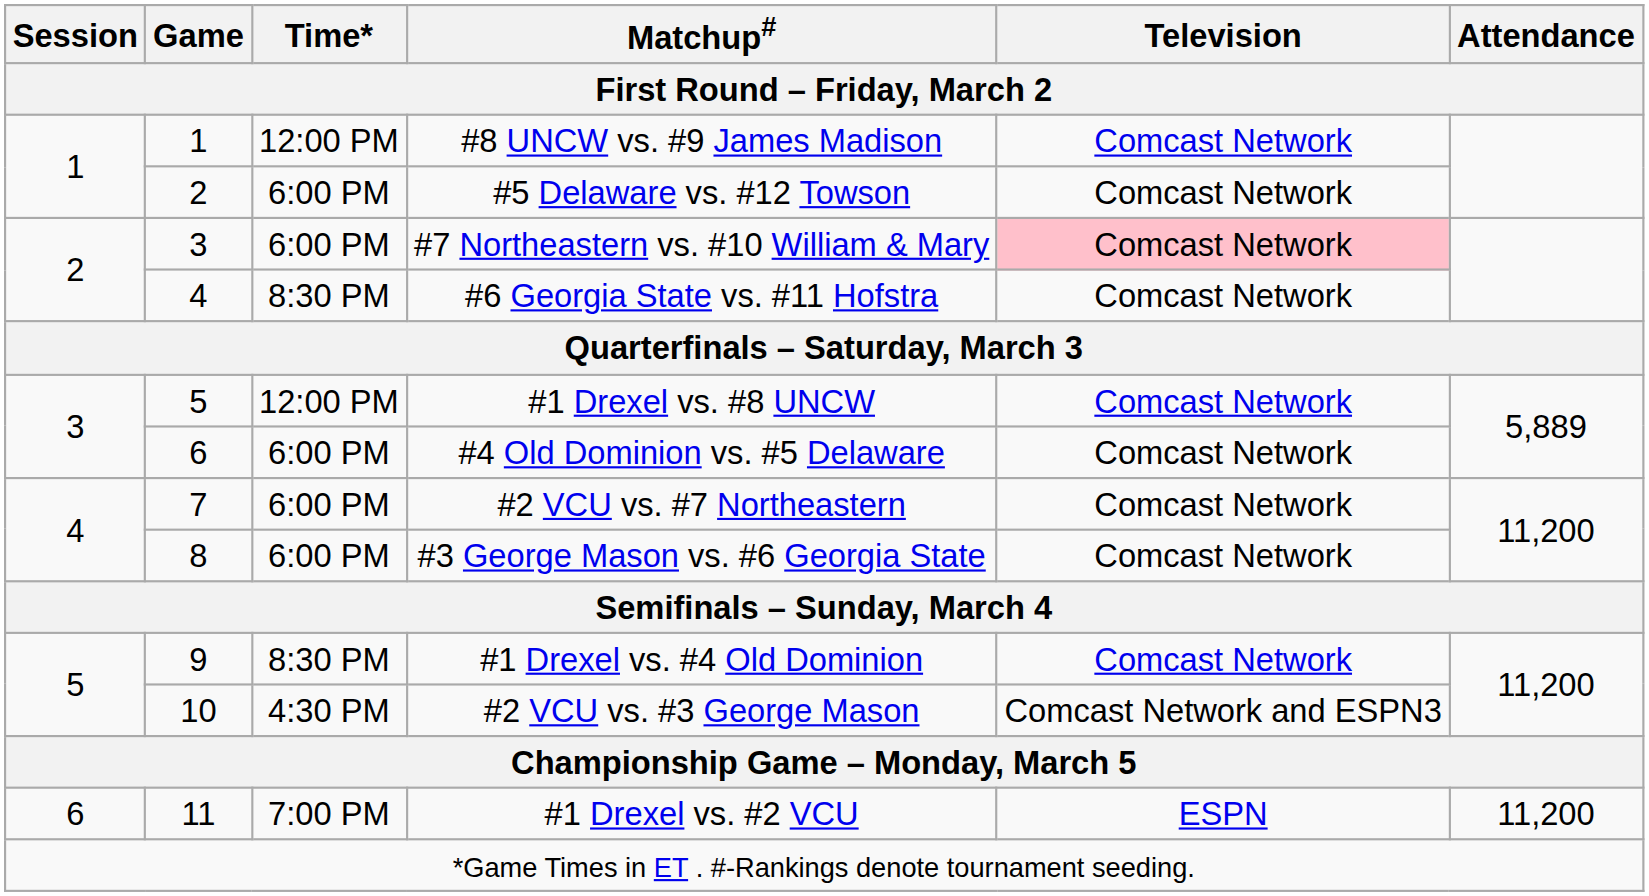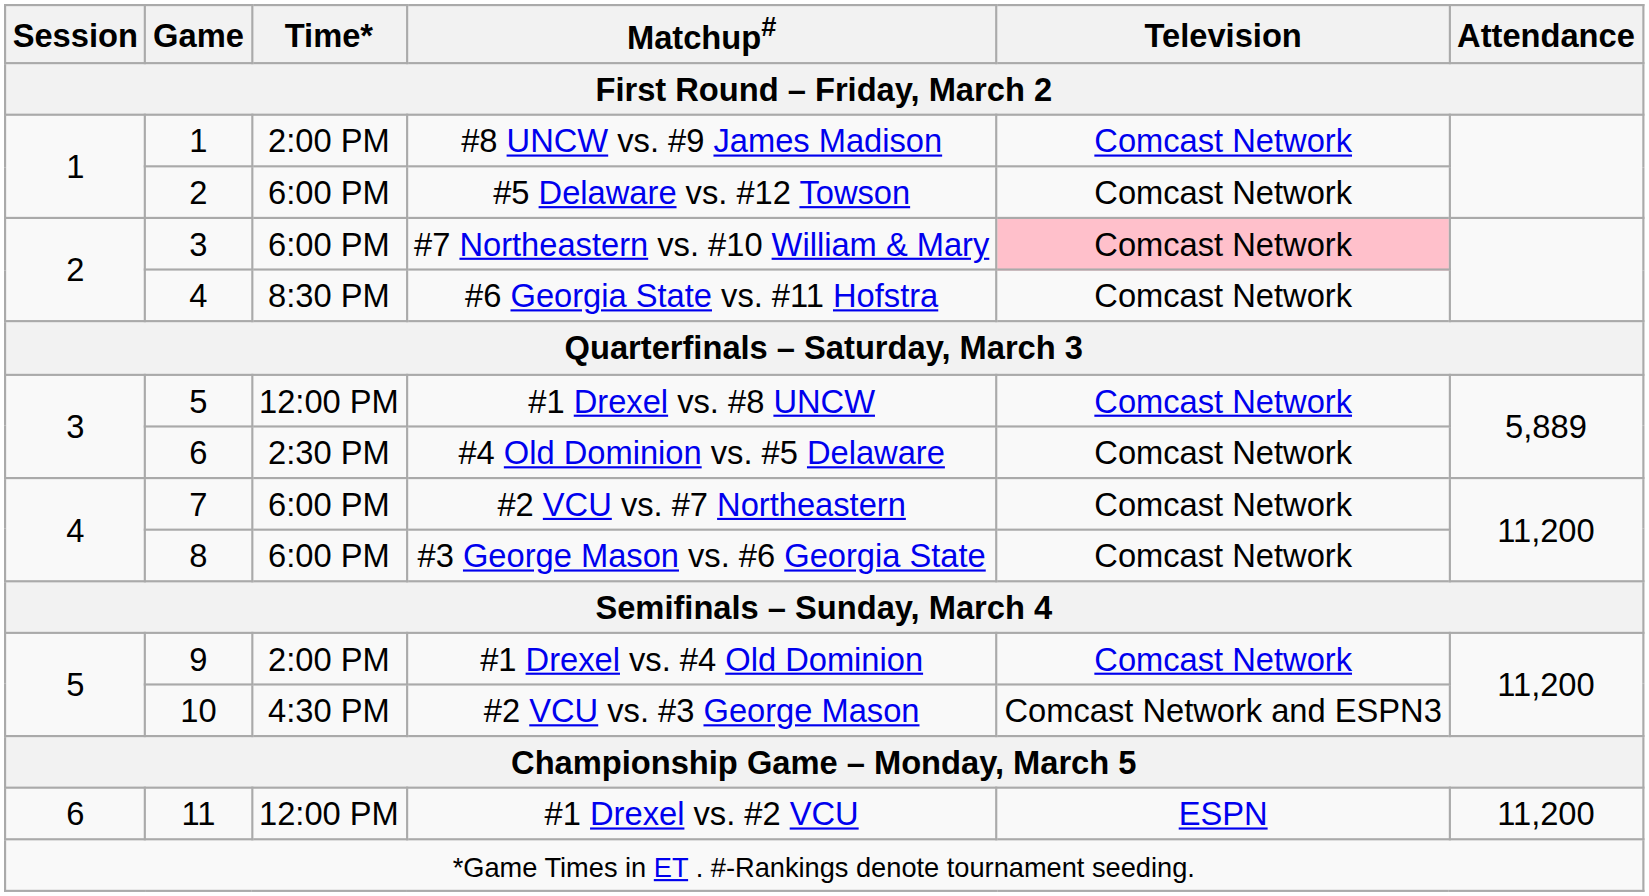(329, 141) 12:00 PM -> (329, 141) 2:00 PM
(329, 452) 6:00 PM -> (329, 452) 2:30 PM
(329, 659) 8:30 PM -> (329, 659) 2:00 PM
(329, 814) 7:00 PM -> (329, 814) 12:00 PM
